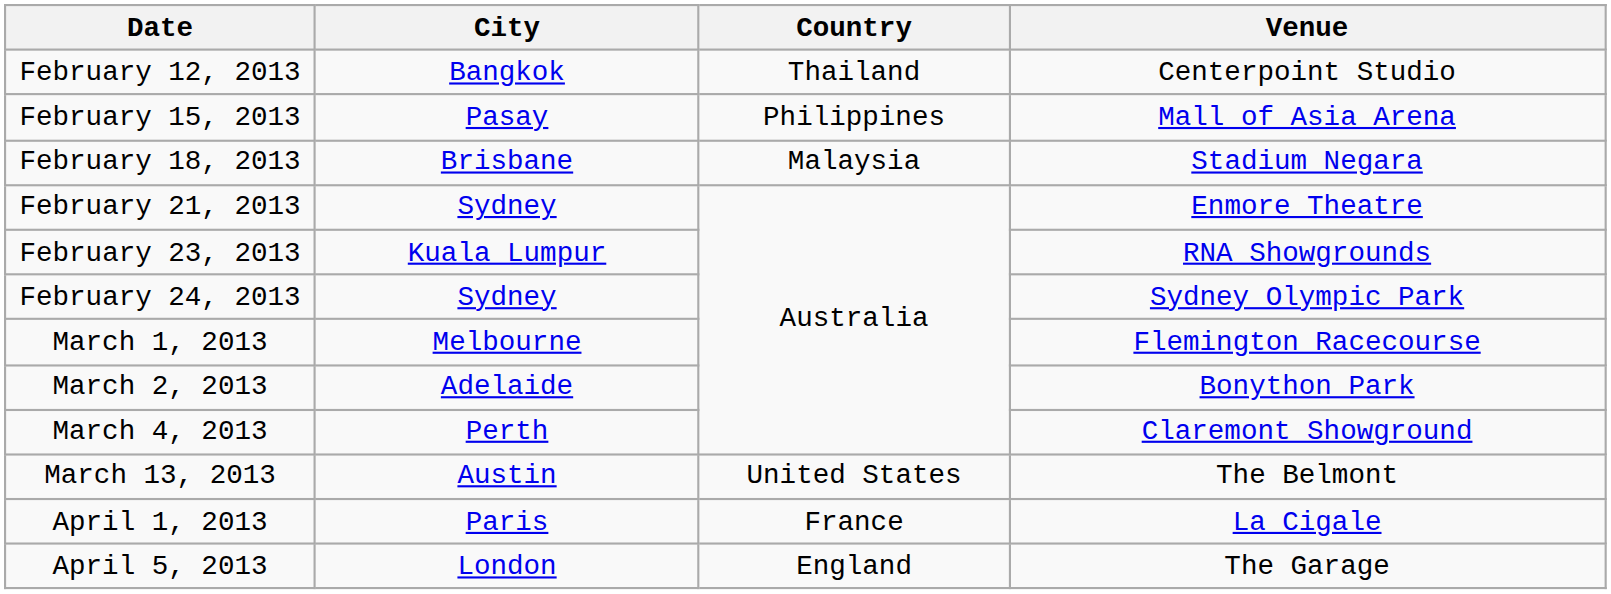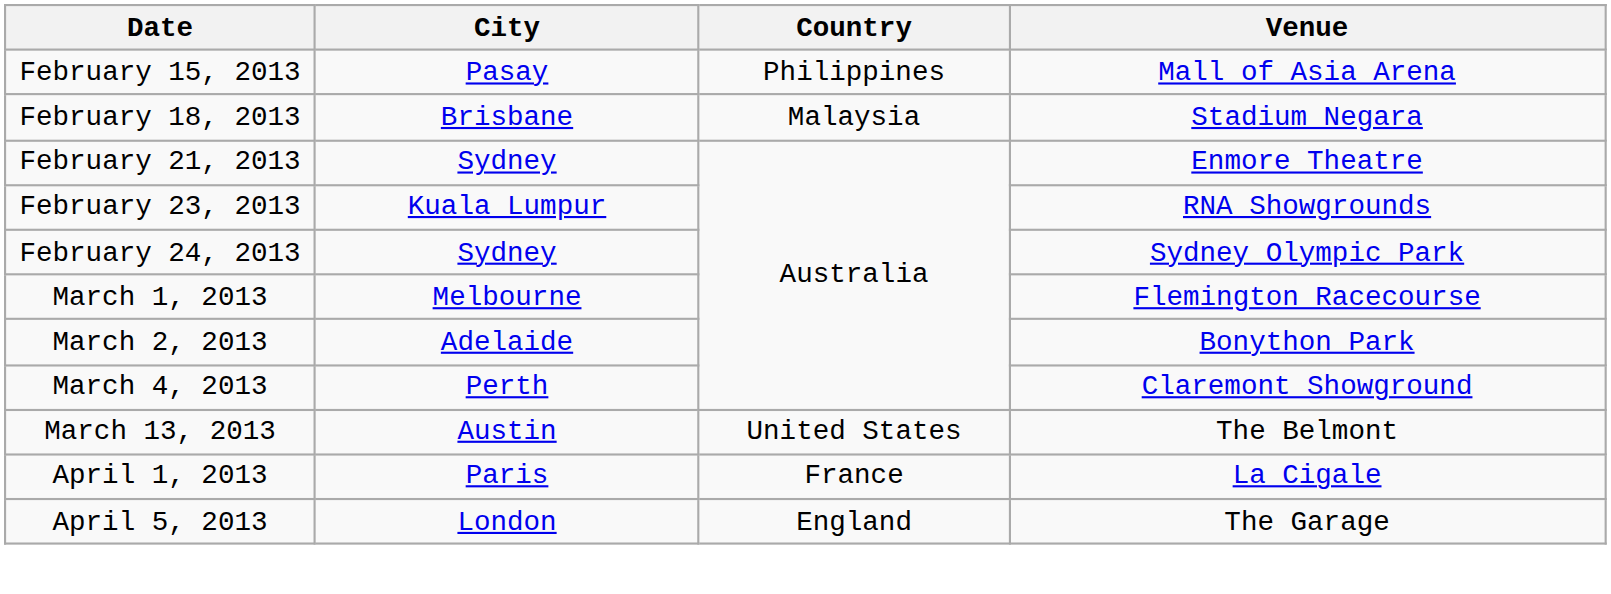- row: (160, 72)
